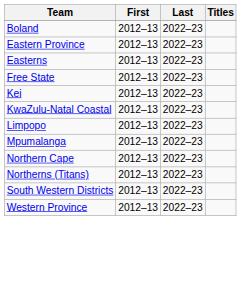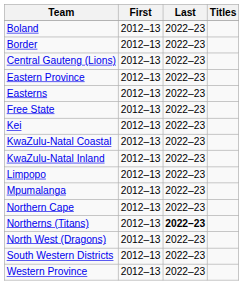+ row: (22, 45)
+ row: (61, 61)
+ row: (56, 158)
(183, 175) normal -> (185, 223) bold
+ row: (56, 239)
